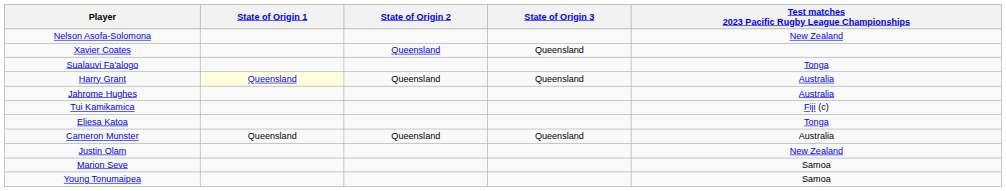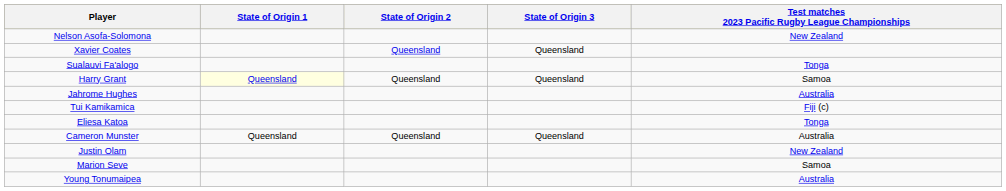(816, 79) Australia -> (816, 79) Samoa
(816, 180) Samoa -> (816, 180) Australia
